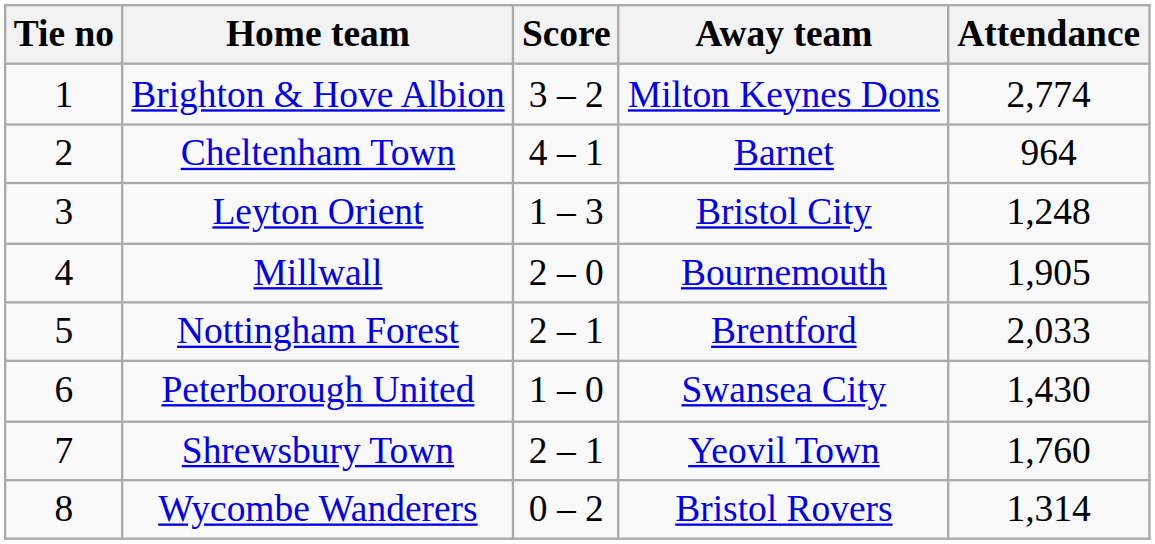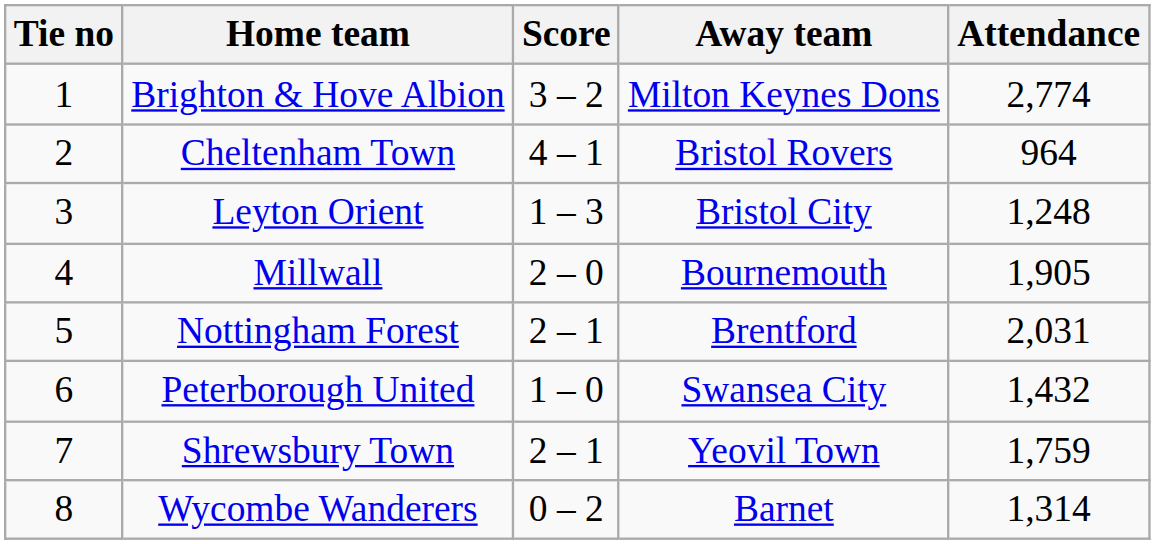(784, 152) Barnet -> (784, 152) Bristol Rovers
(1049, 331) 2,033 -> (1049, 331) 2,031
(1049, 390) 1,430 -> (1049, 390) 1,432
(1049, 449) 1,760 -> (1049, 449) 1,759
(784, 509) Bristol Rovers -> (784, 509) Barnet
